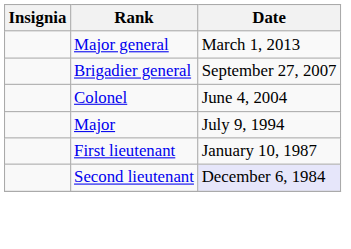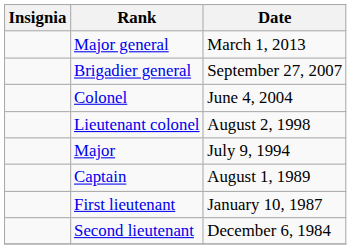+ row: (137, 124)
+ row: (100, 177)
(263, 177) lavender background -> (269, 230) no background
